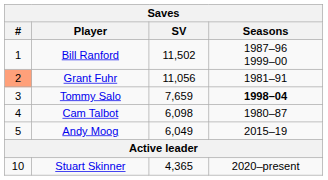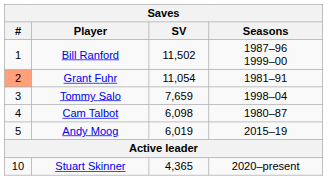(179, 78) 11,056 -> (179, 78) 11,054
(266, 96) bold -> (266, 96) normal
(179, 131) 6,049 -> (179, 131) 6,019
